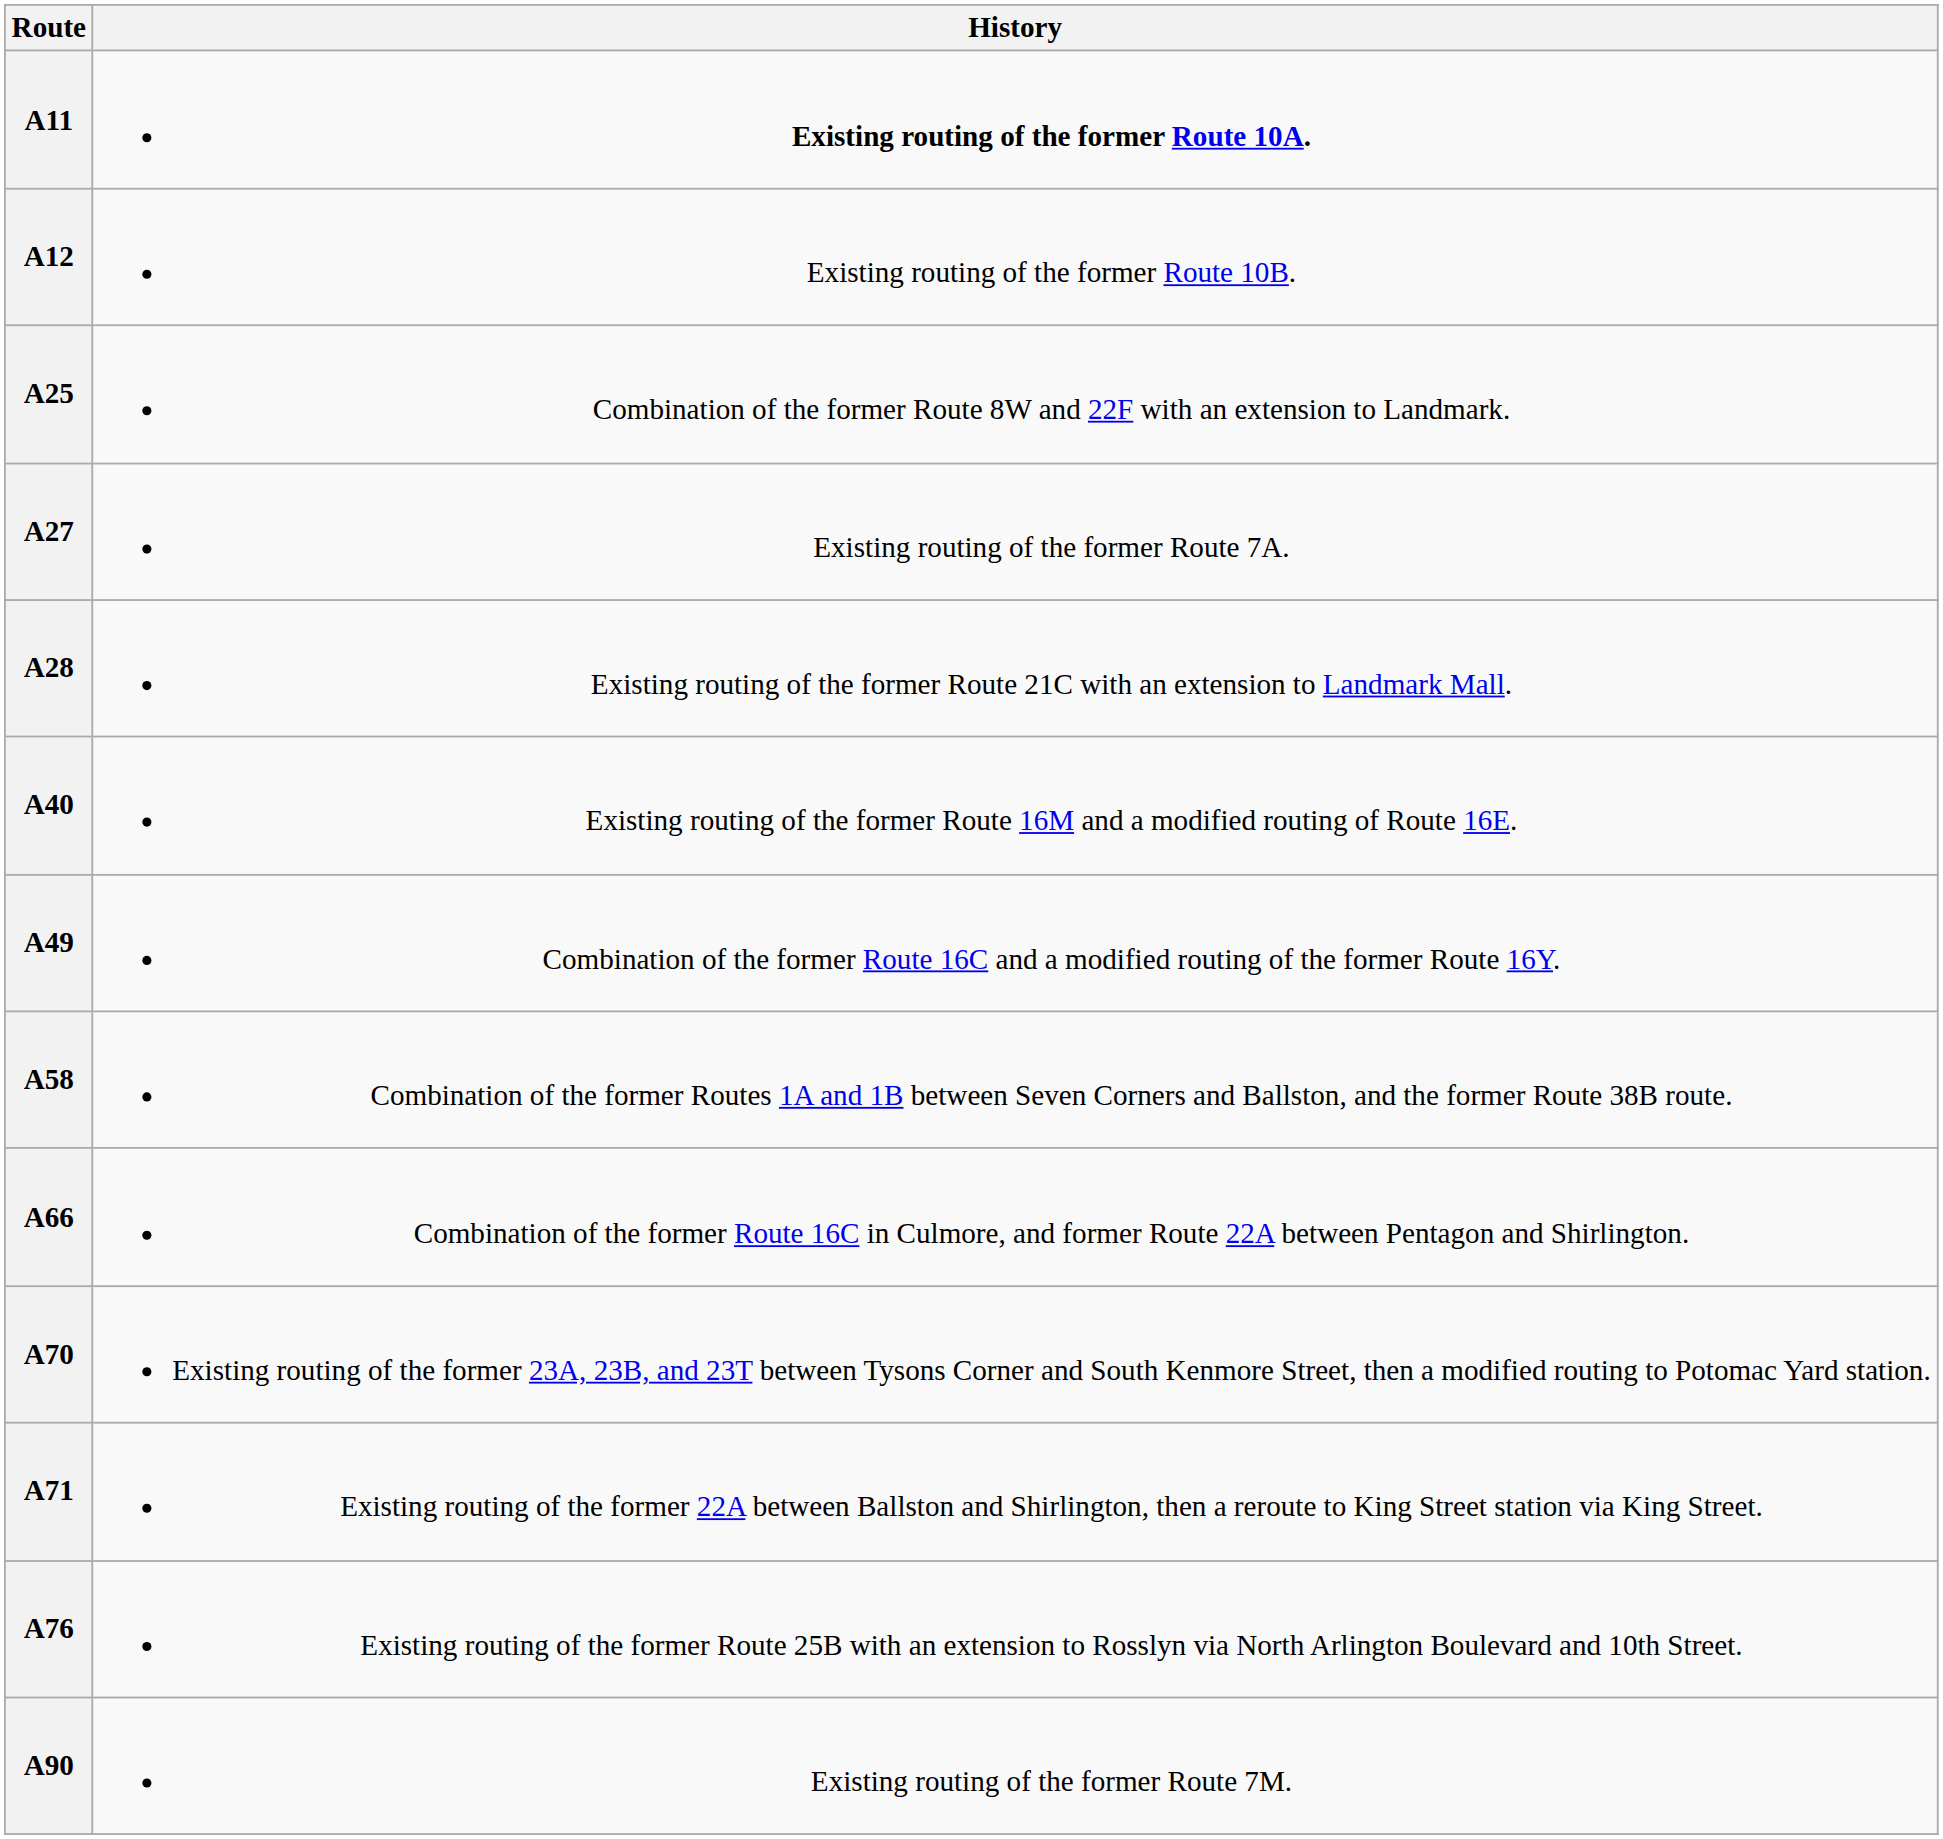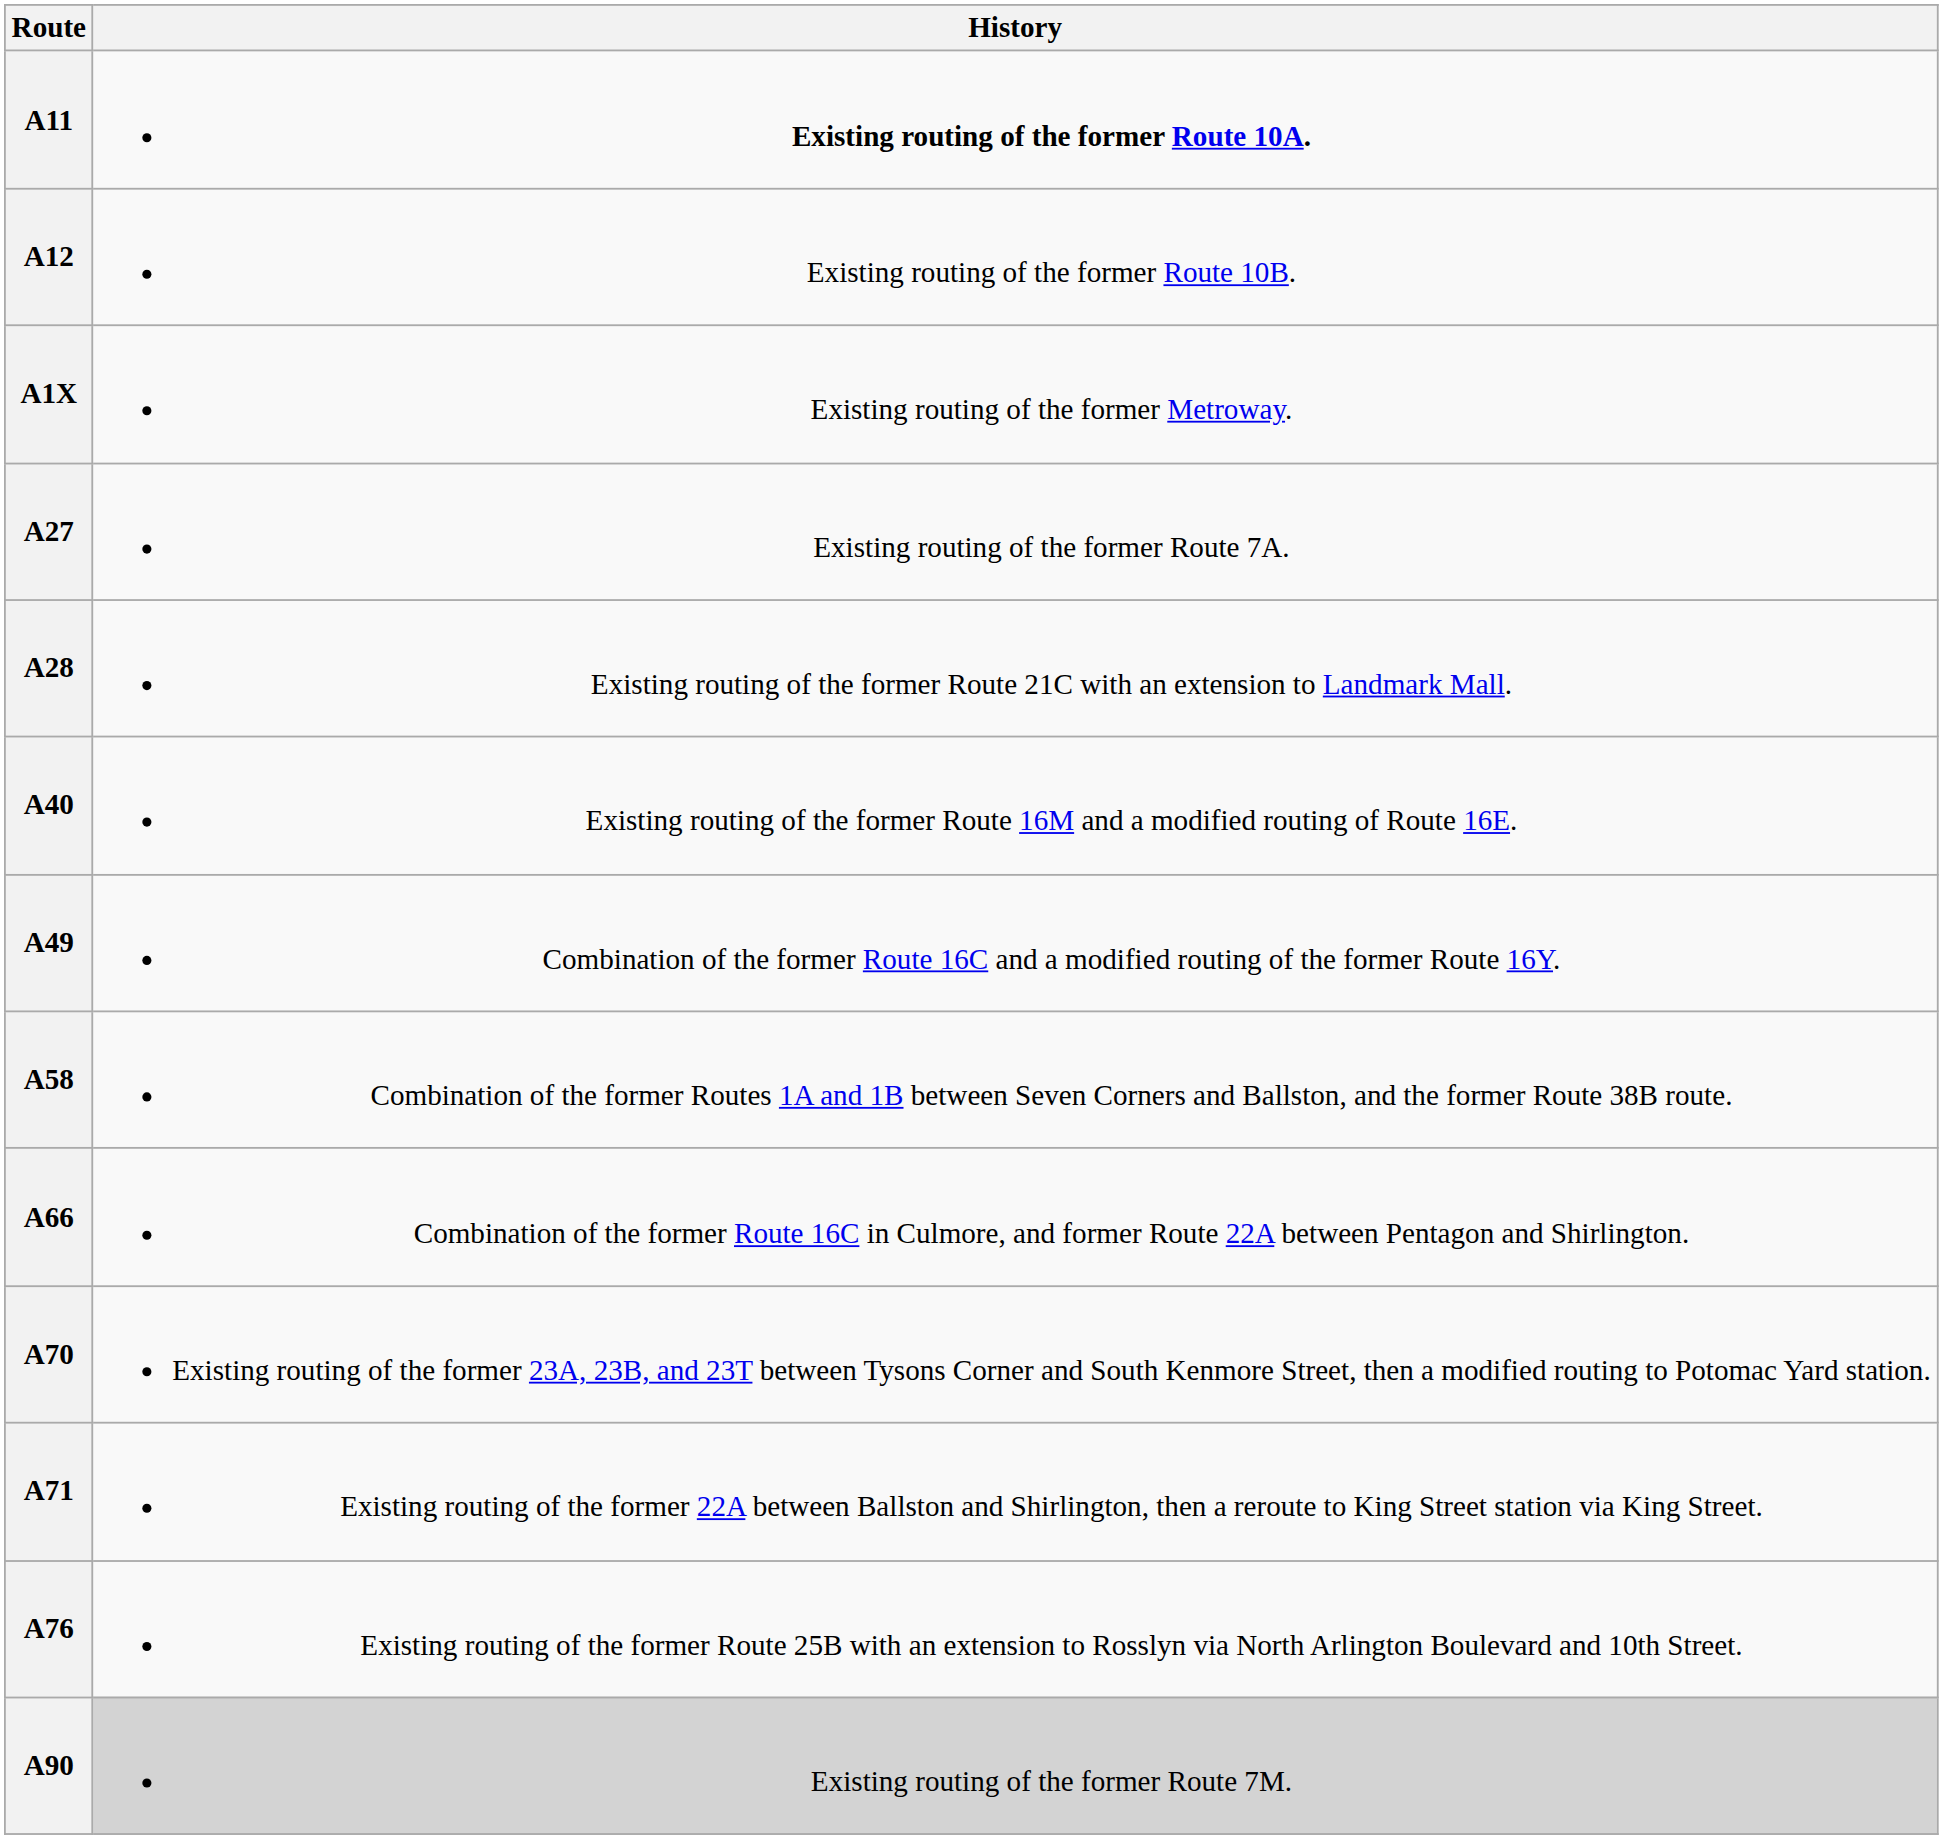+ row: (49, 393)
- row: (49, 393)
(1015, 1782) no background -> (1015, 1782) lightgrey background
